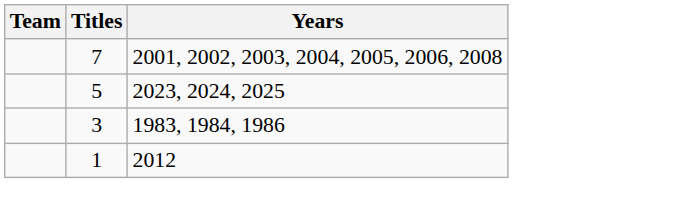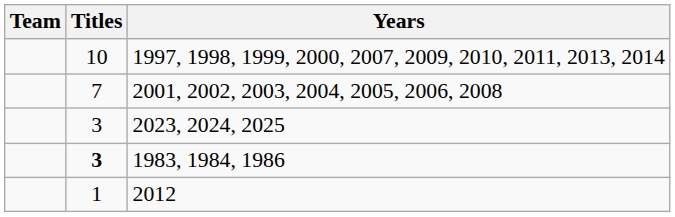+ row: (399, 56)
(97, 90) 5 -> (97, 125) 3
(97, 125) normal -> (97, 159) bold
